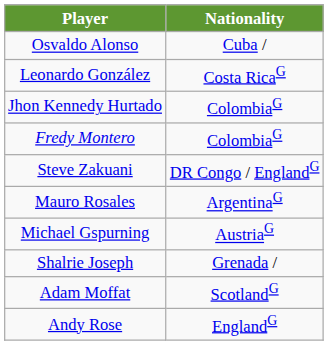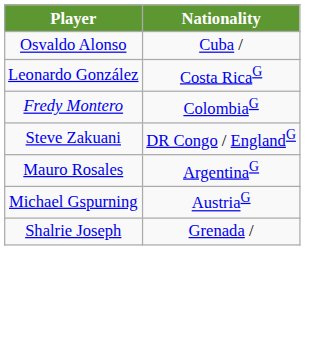- row: (85, 106)
- row: (85, 292)
- row: (85, 323)
